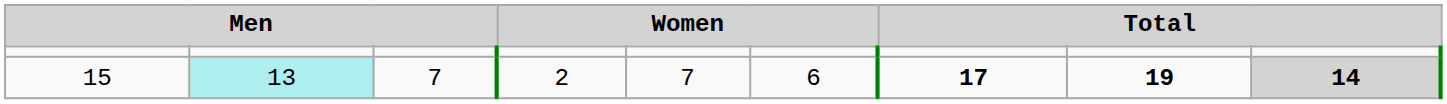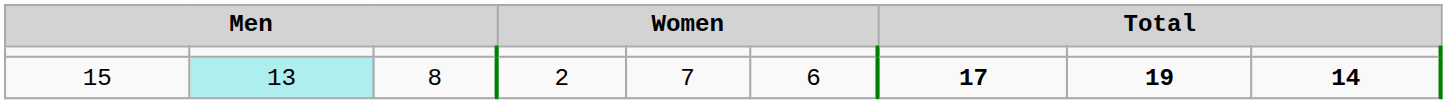(435, 77) 7 -> (435, 77) 8
(1346, 77) lightgrey background -> (1346, 77) no background
